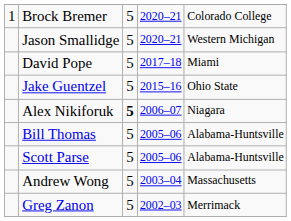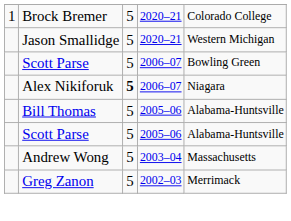- row: (57, 63)
- row: (64, 87)
+ row: (55, 63)
